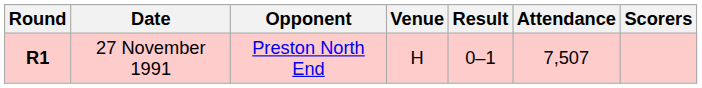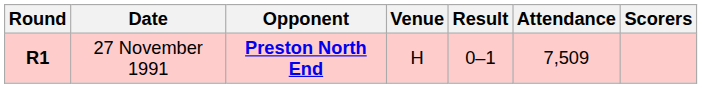(308, 58) normal -> (306, 58) bold
(566, 58) 7,507 -> (566, 58) 7,509
